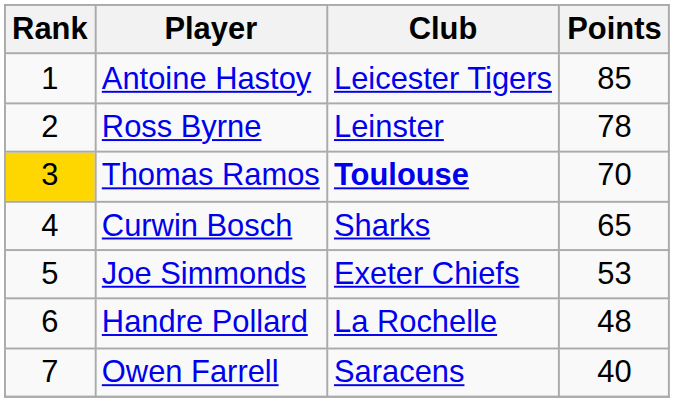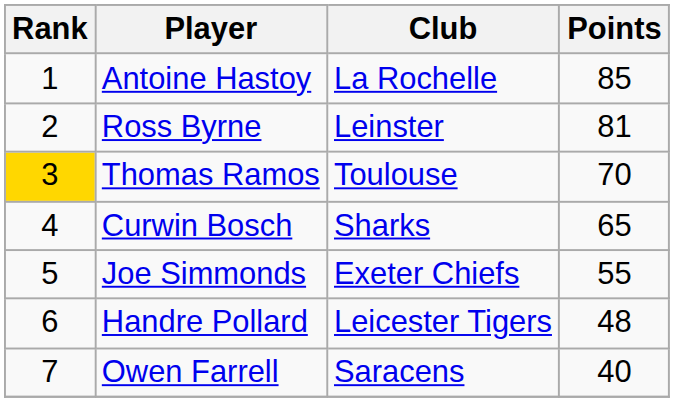(443, 77) Leicester Tigers -> (416, 77) La Rochelle
(614, 126) 78 -> (614, 126) 81
(401, 175) bold -> (396, 175) normal
(614, 273) 53 -> (614, 273) 55
(416, 322) La Rochelle -> (443, 322) Leicester Tigers
